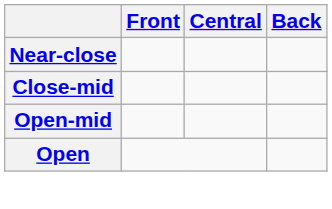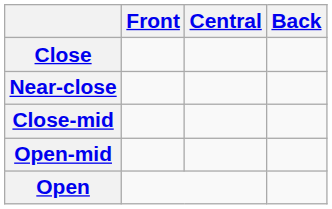+ row: (63, 54)
